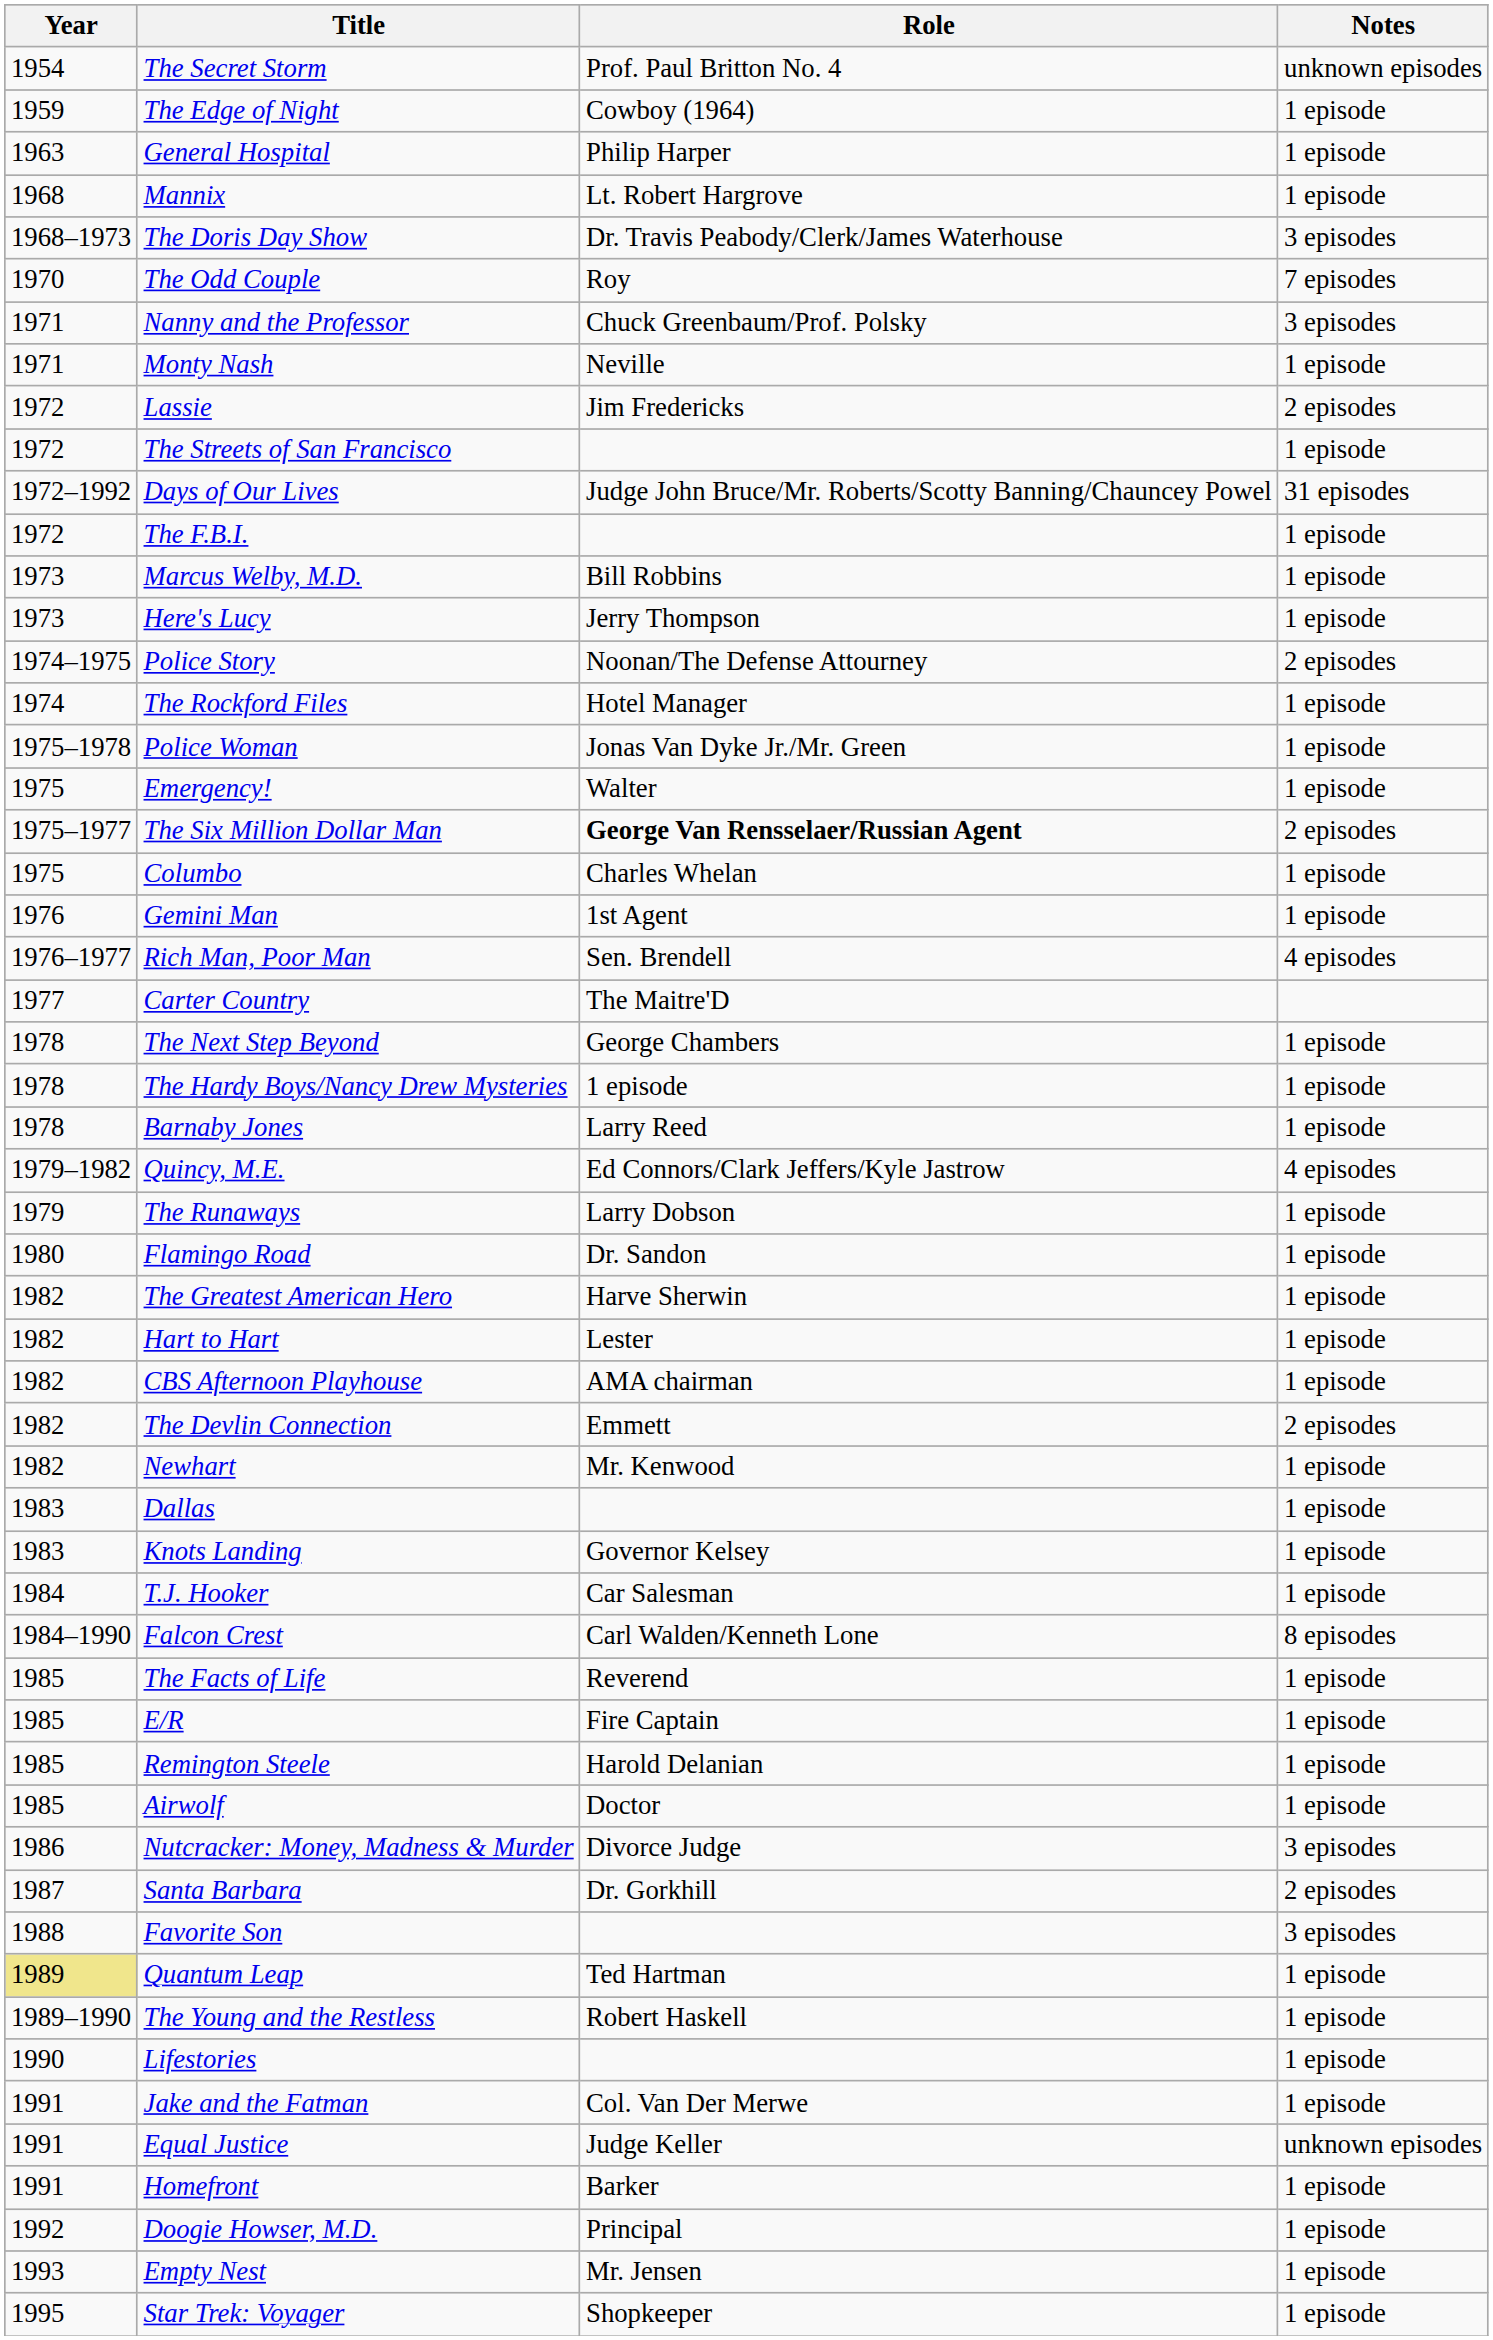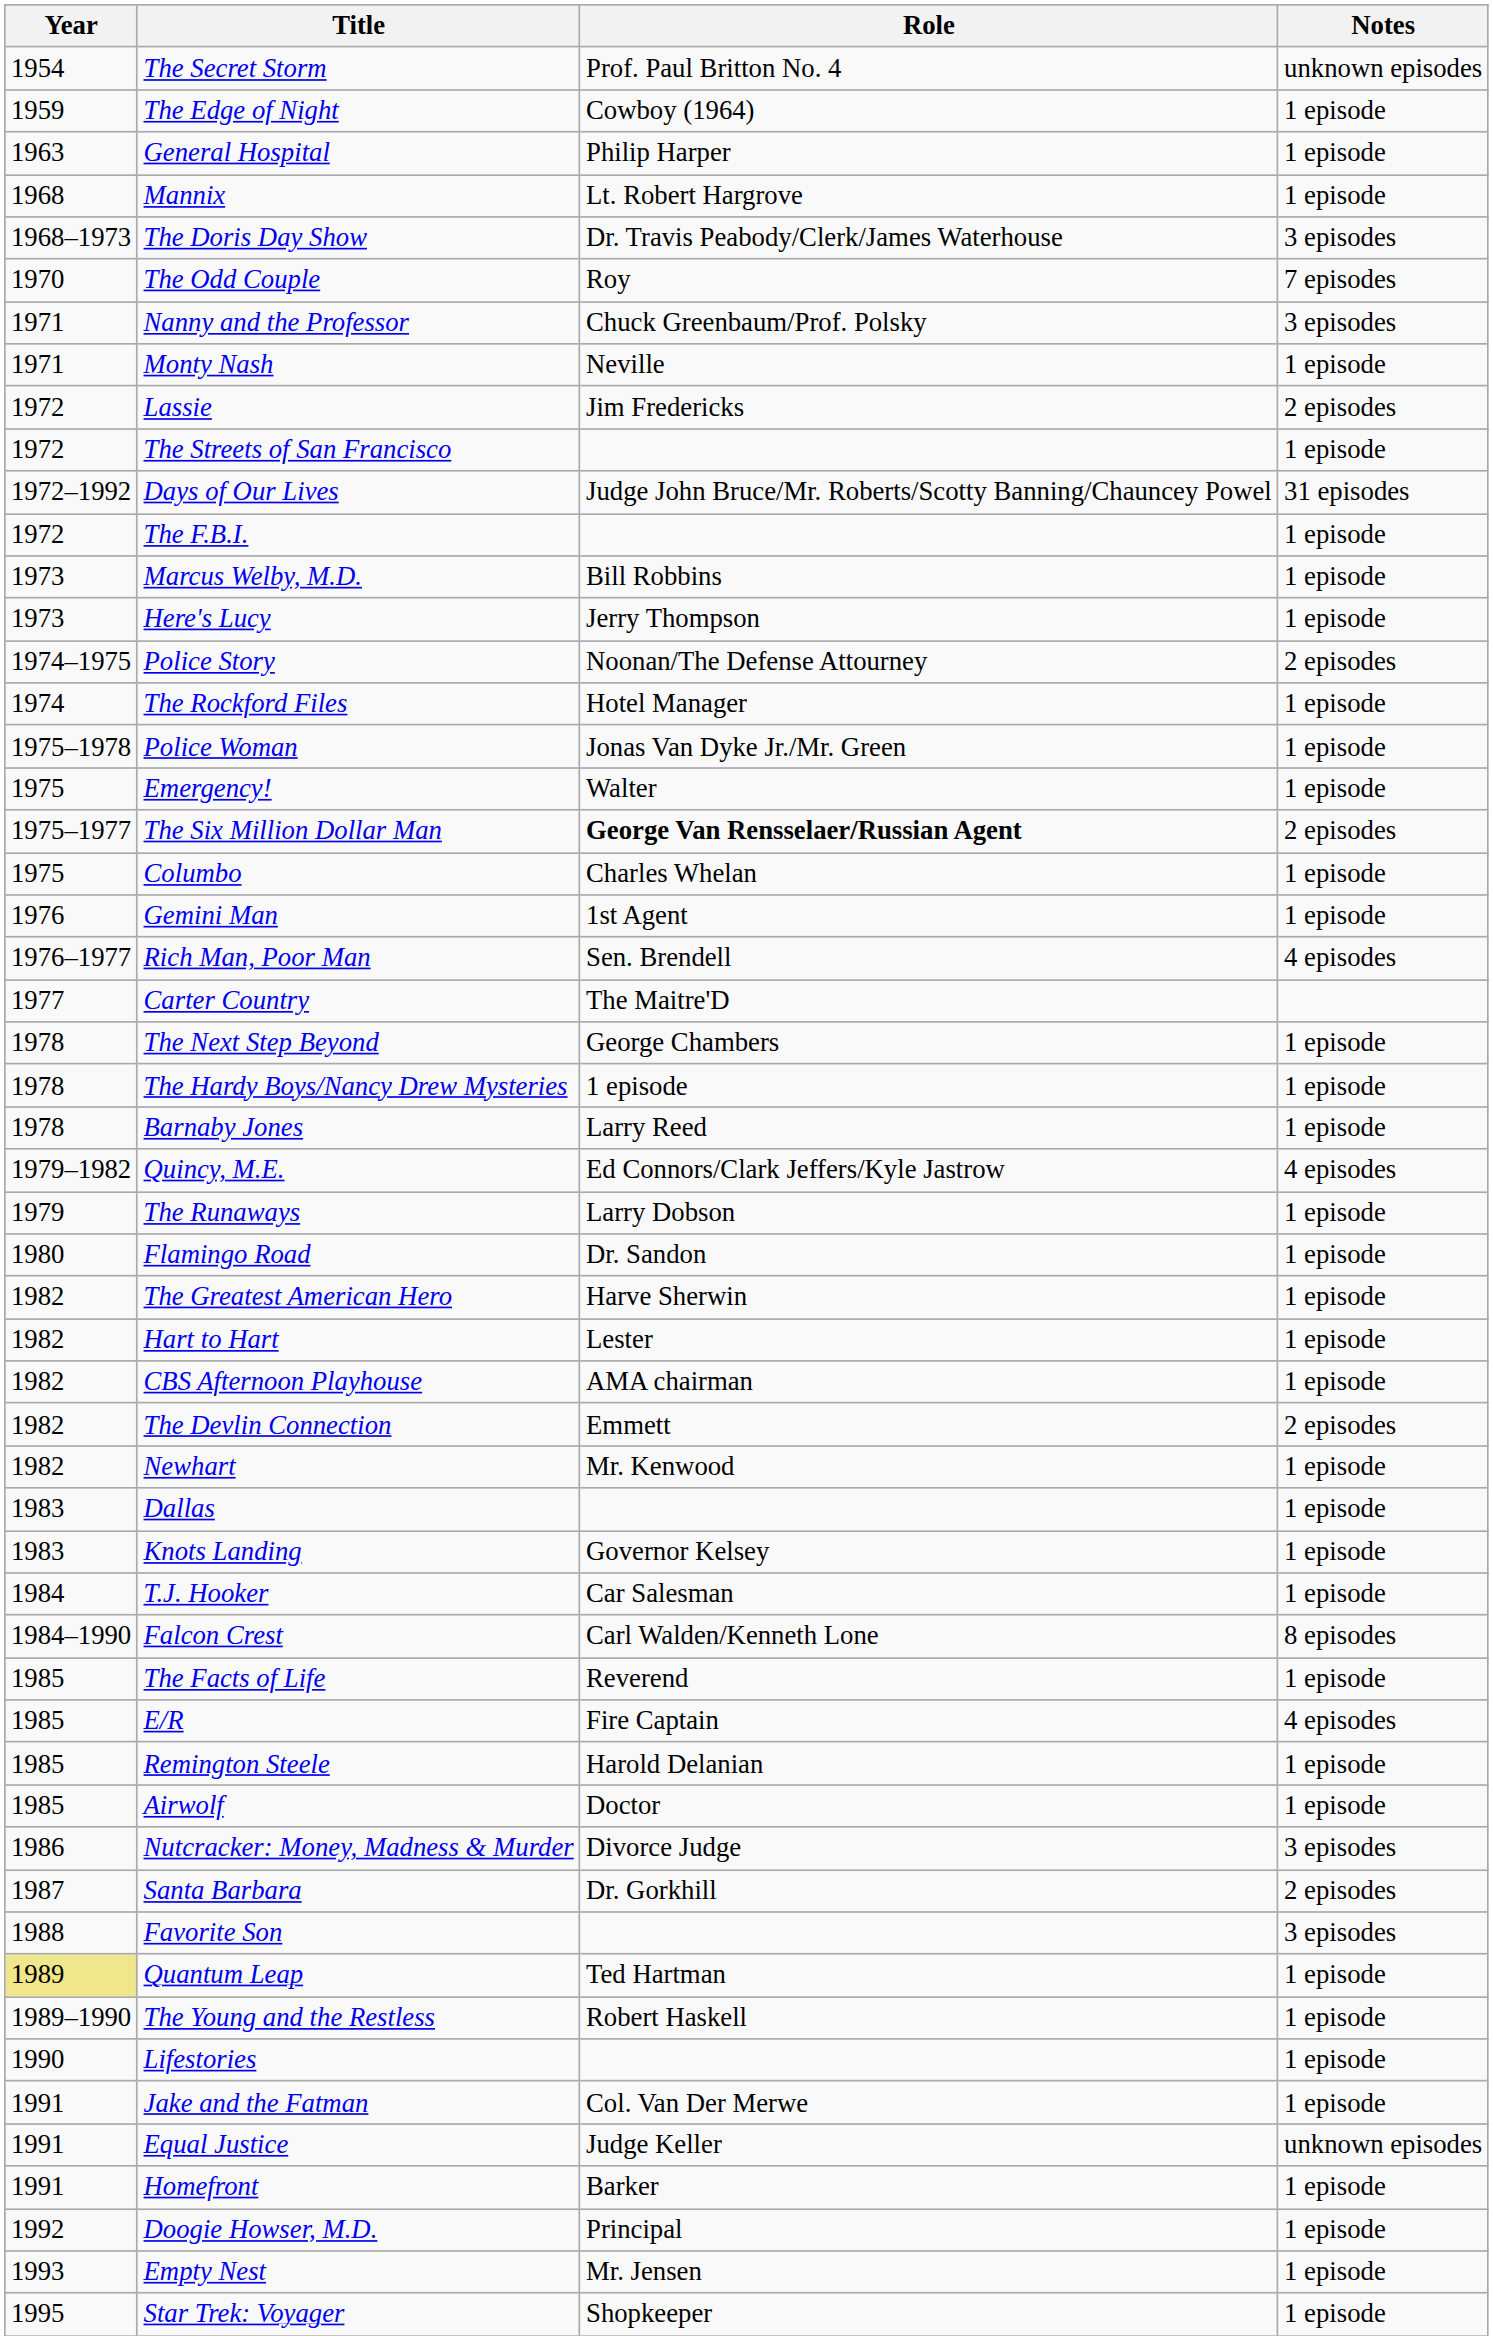(1335, 1720) 1 episode -> (1340, 1720) 4 episodes
